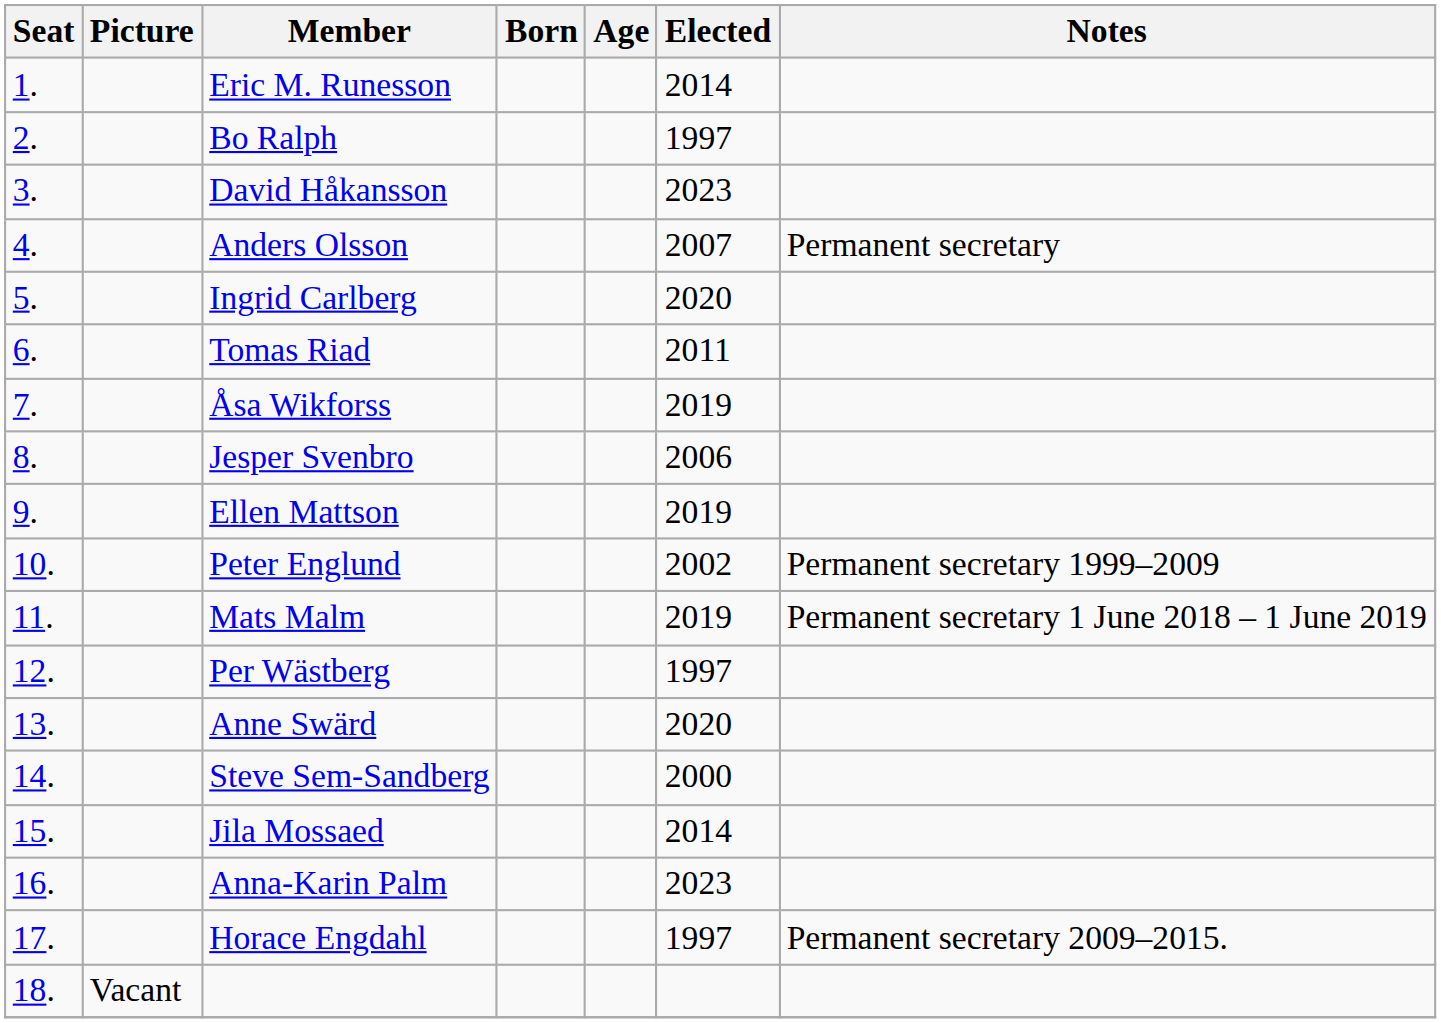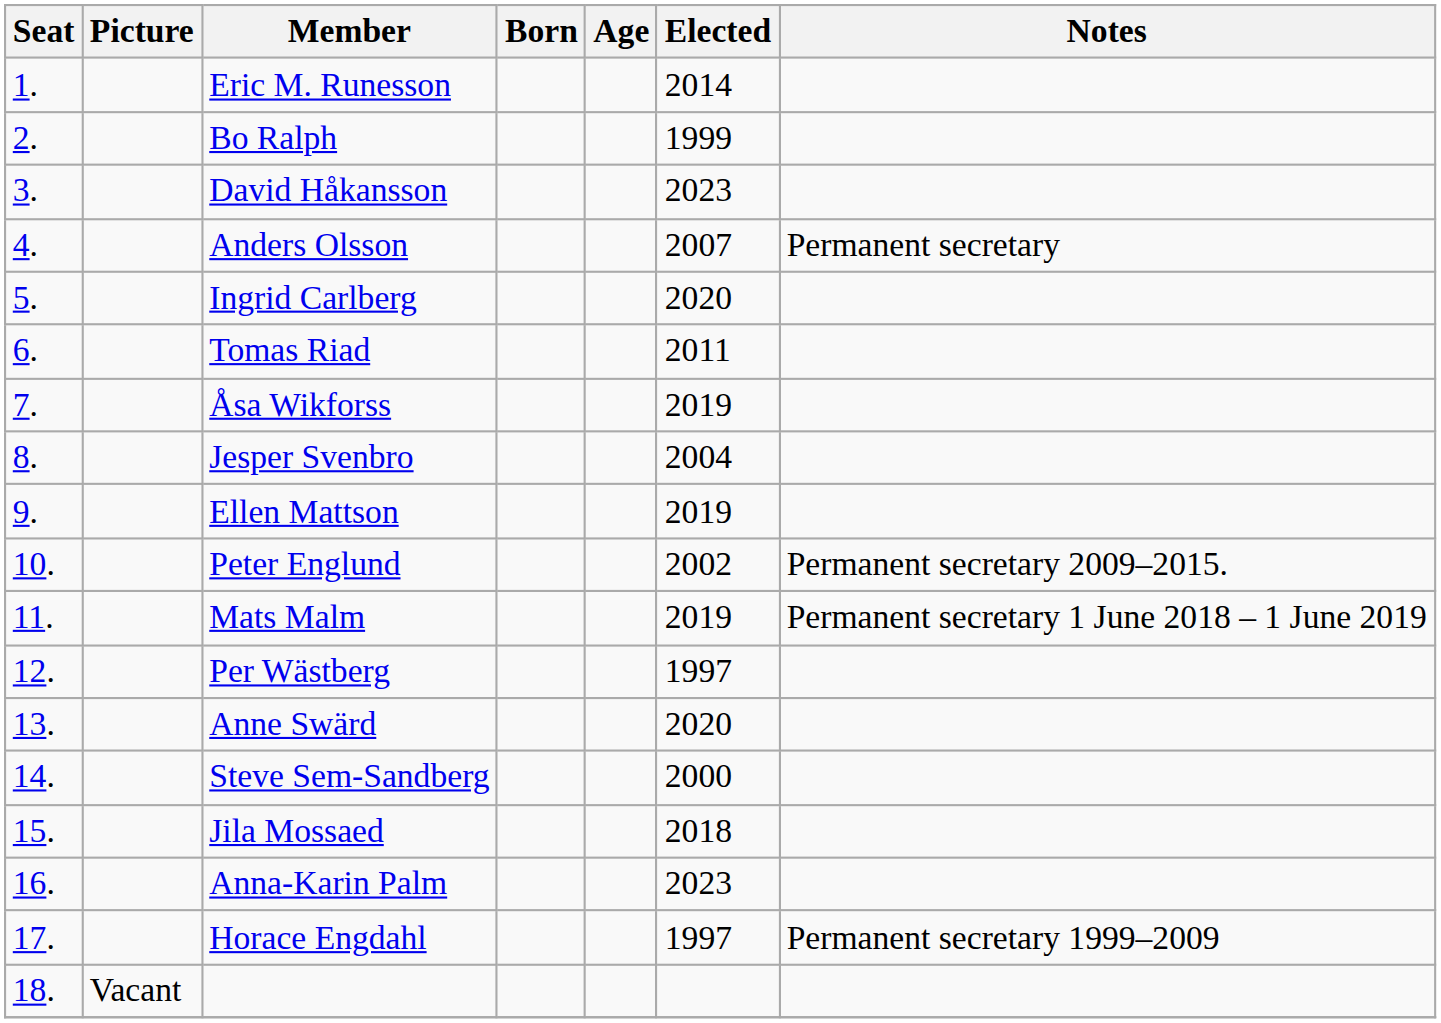(698, 137) 1997 -> (698, 137) 1999
(698, 457) 2006 -> (698, 457) 2004
(1003, 564) Permanent secretary 1999–2009 -> (1007, 564) Permanent secretary 2009–2015.
(698, 830) 2014 -> (698, 830) 2018
(1007, 937) Permanent secretary 2009–2015. -> (1003, 937) Permanent secretary 1999–2009
